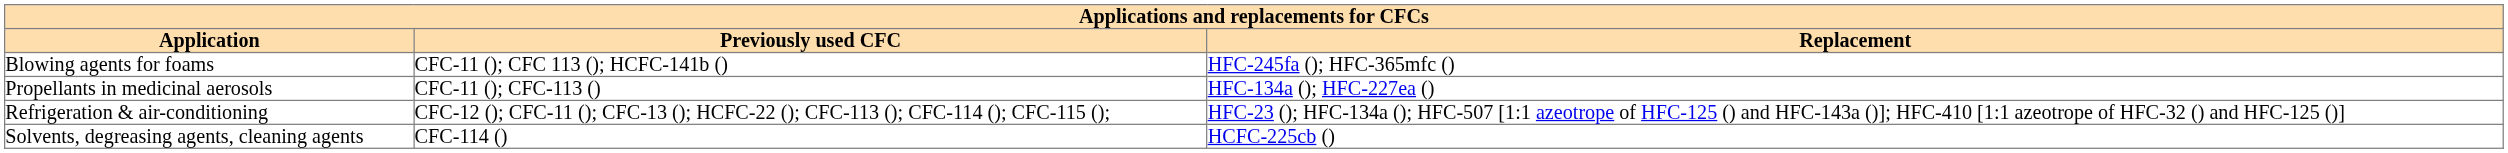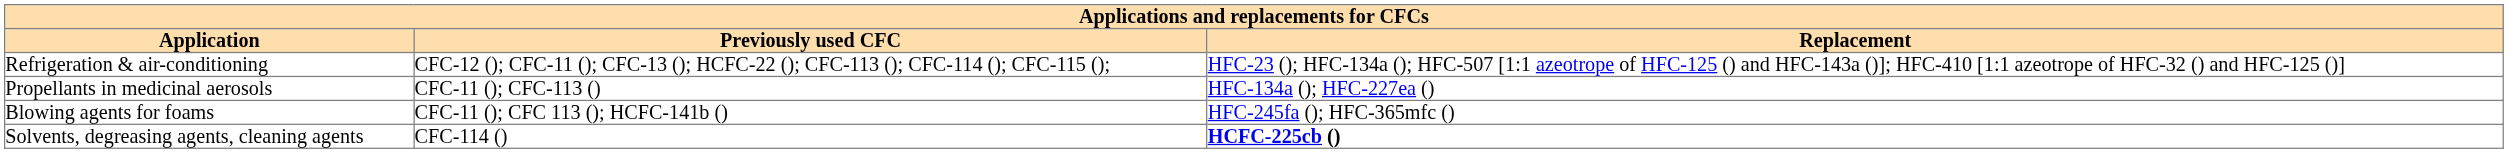rows swapped: (137, 112) <-> (110, 64)
(1271, 136) normal -> (1274, 136) bold
